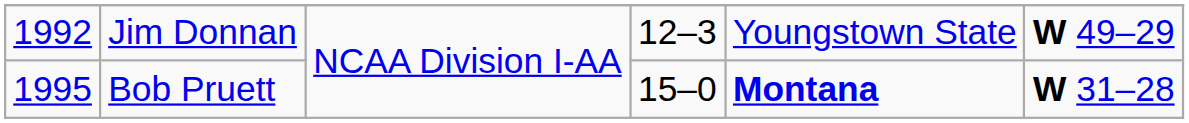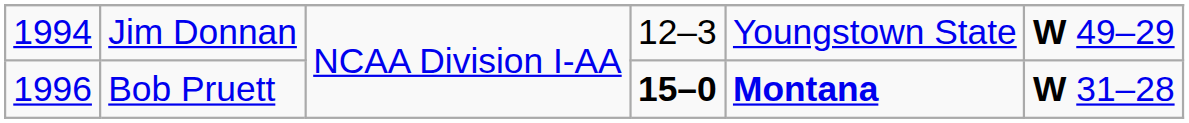(53, 32) 1992 -> (53, 32) 1994
(53, 88) 1995 -> (53, 88) 1996
(677, 88) normal -> (677, 88) bold
